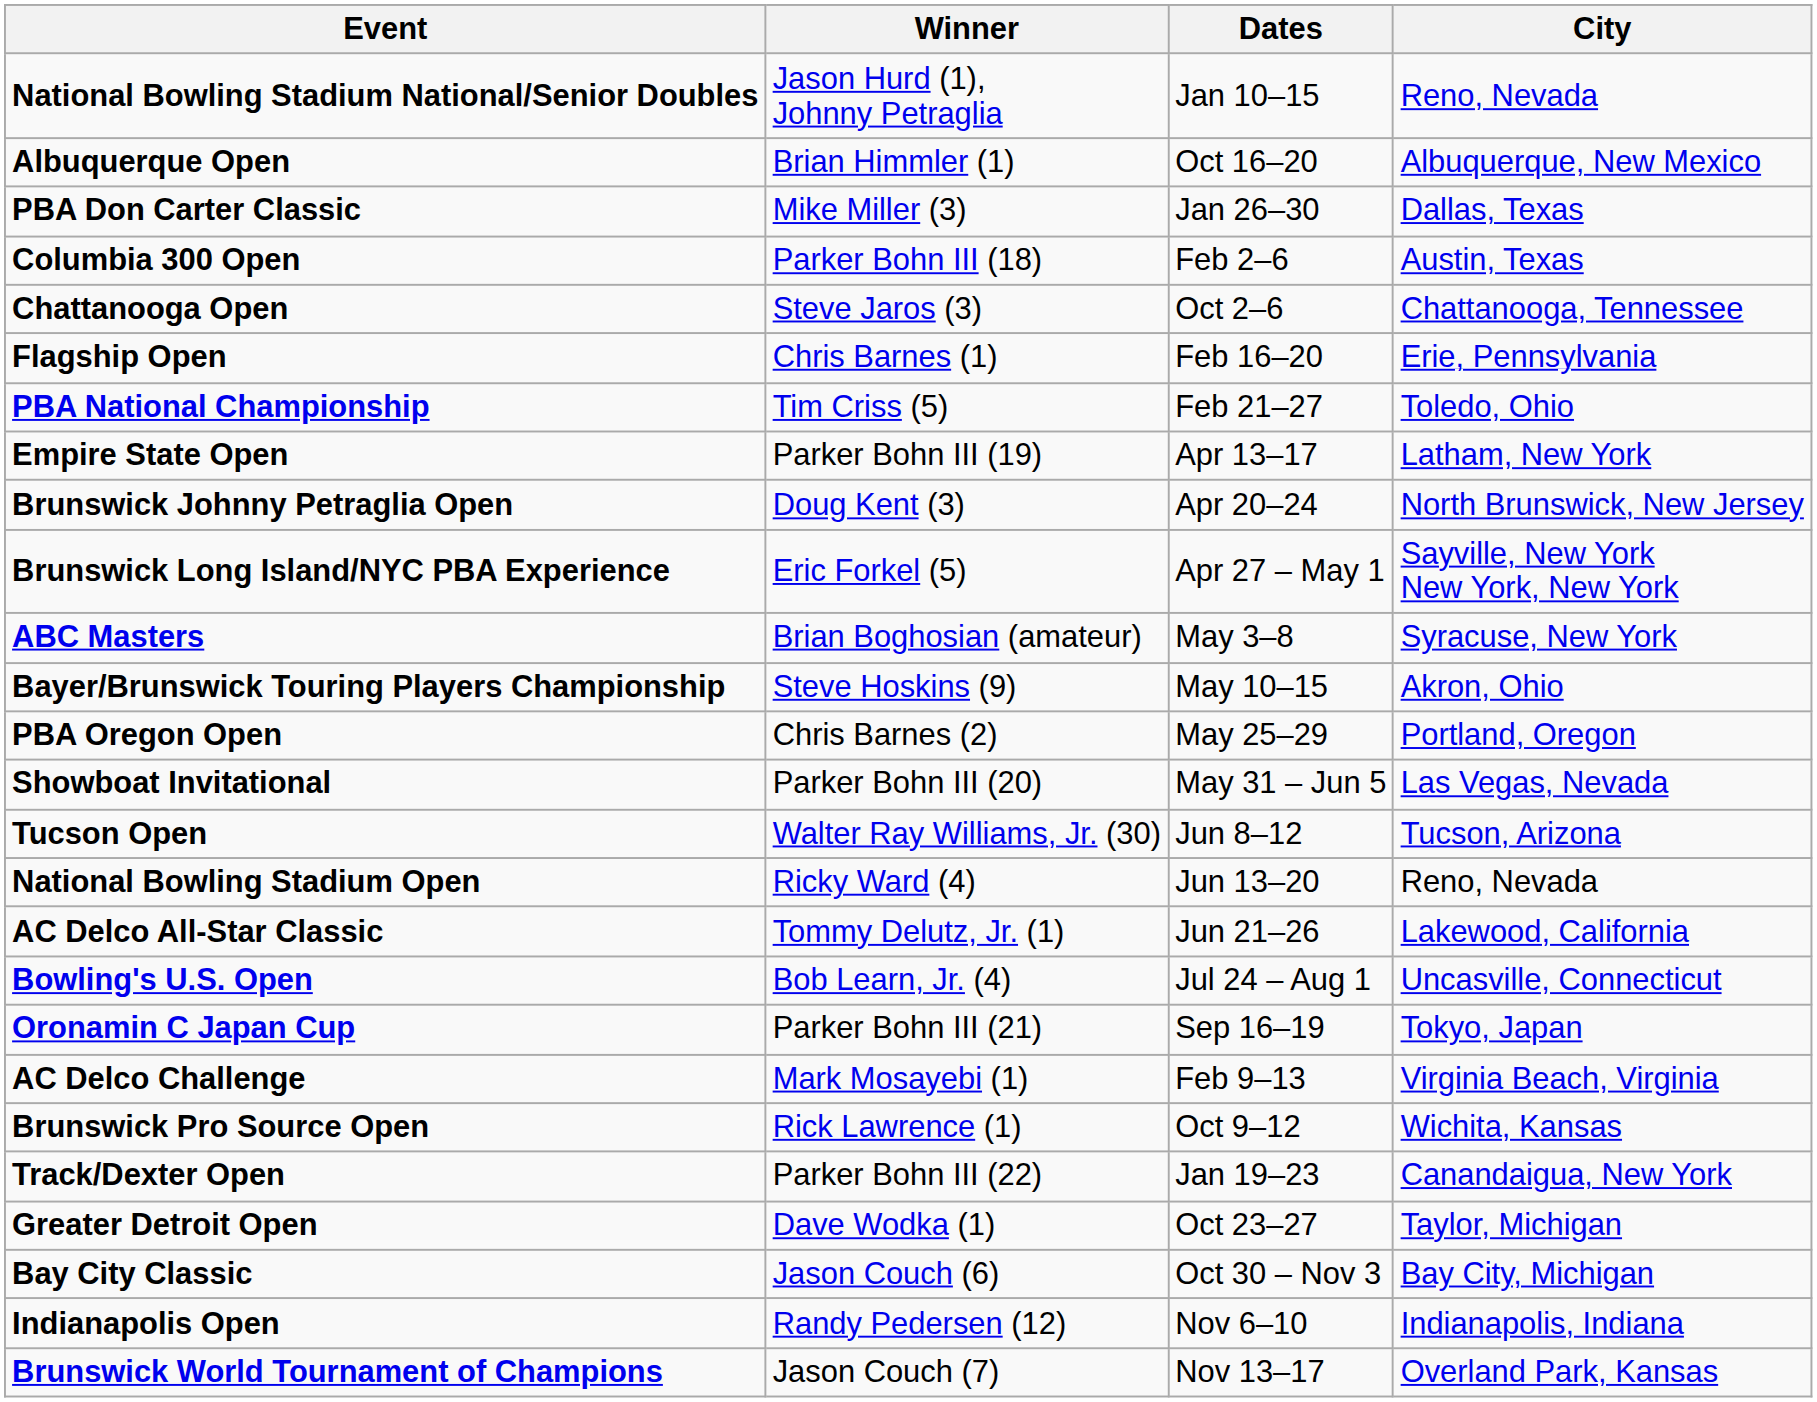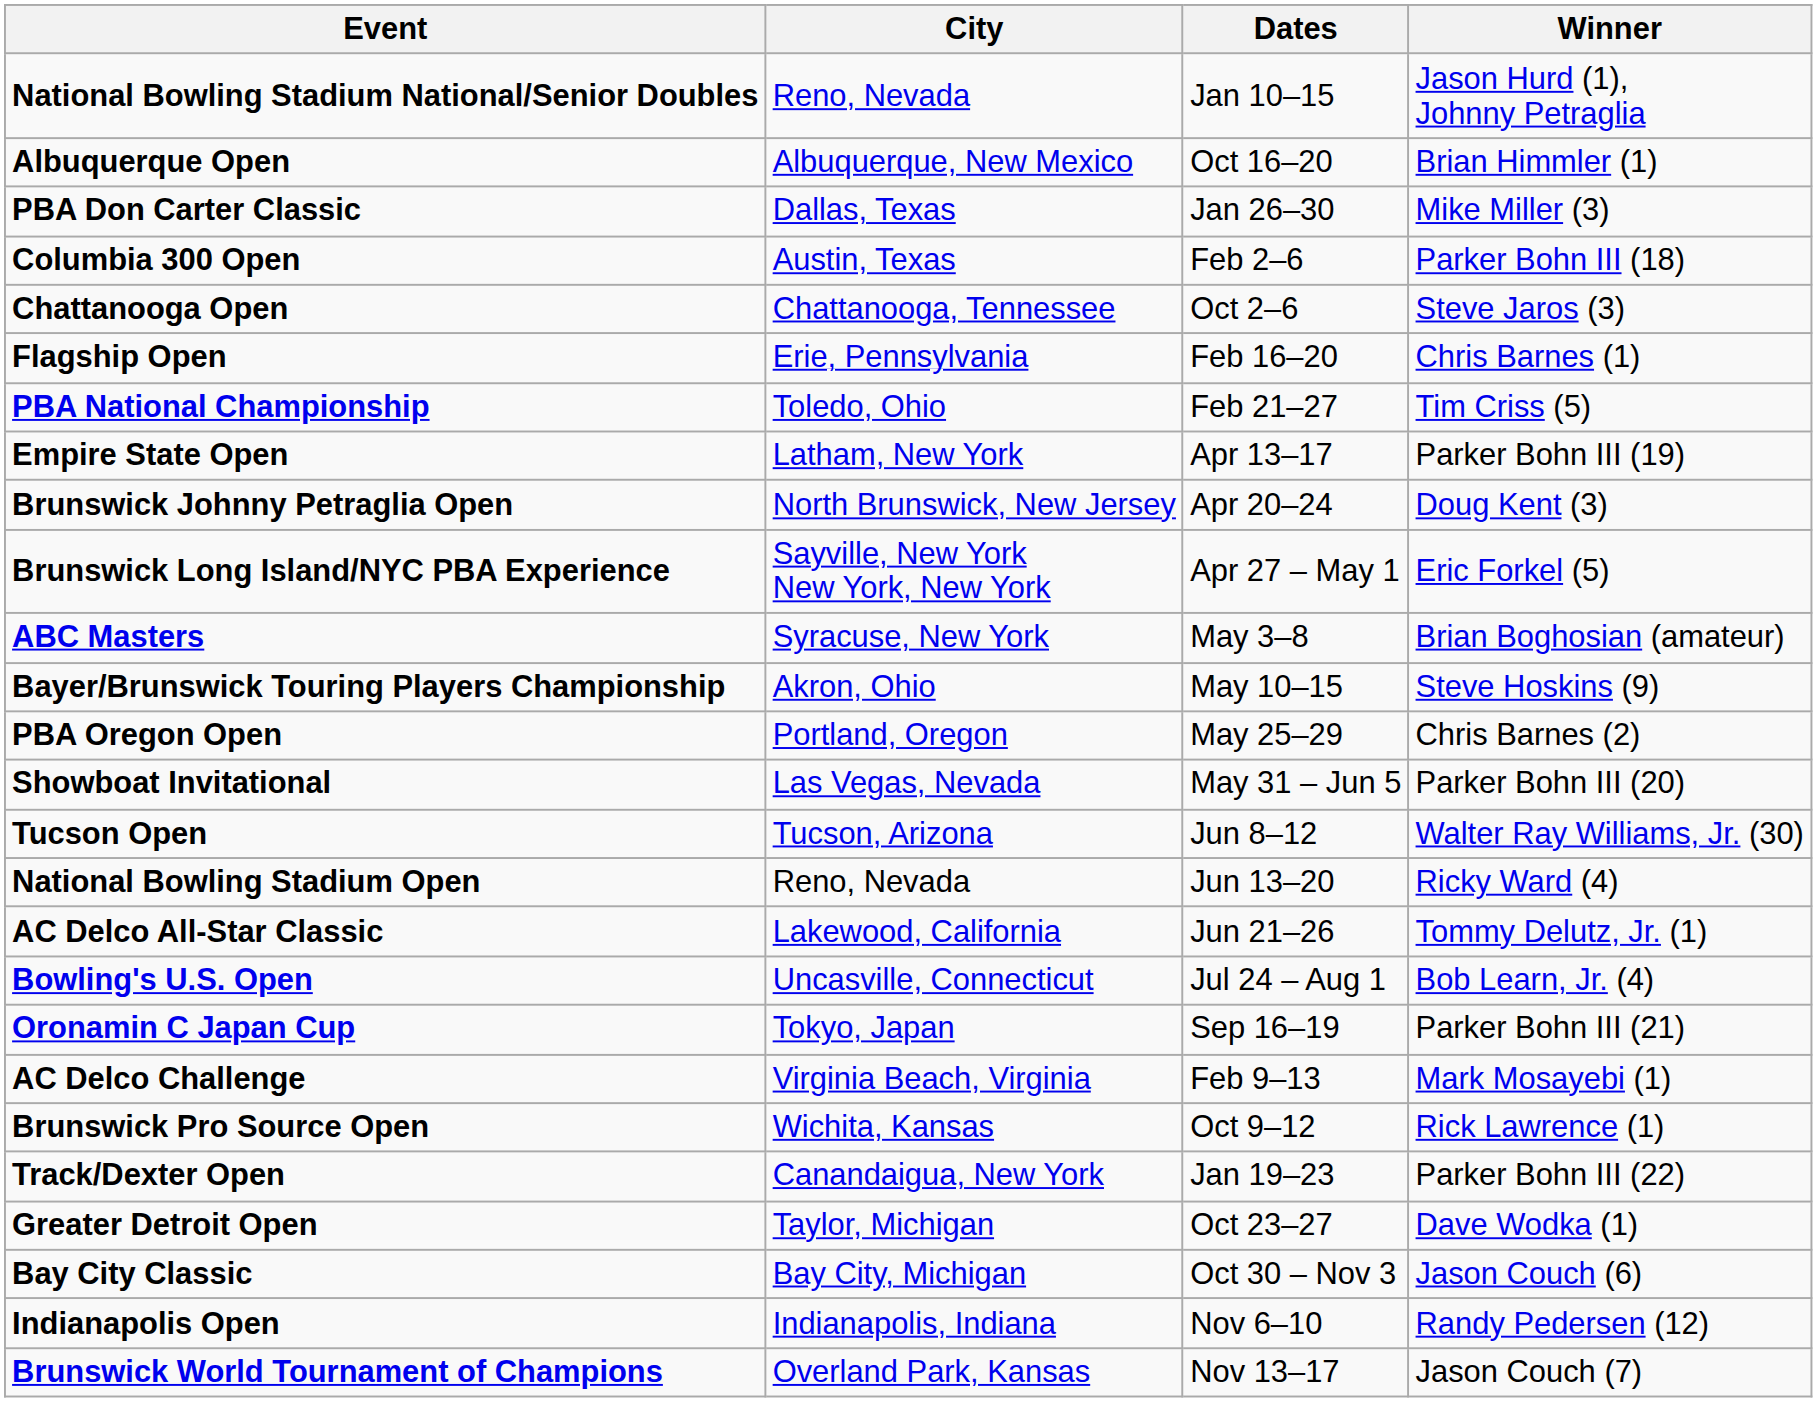columns swapped: (1602, 28) <-> (967, 28)
